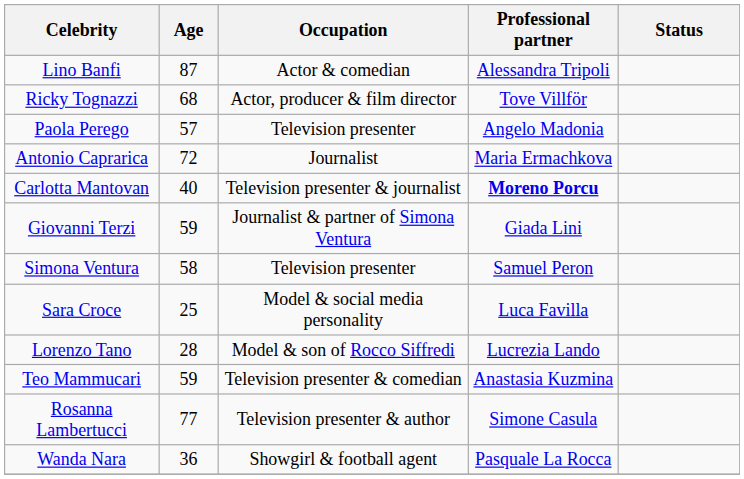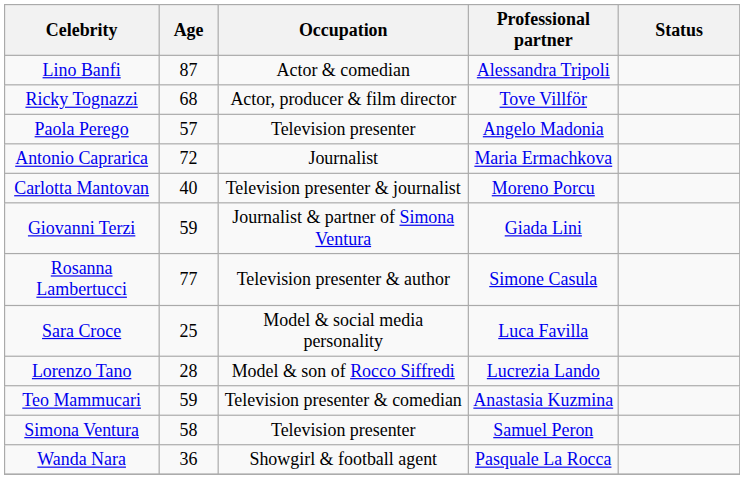(543, 188) bold -> (543, 188) normal
rows swapped: (82, 418) <-> (82, 268)
